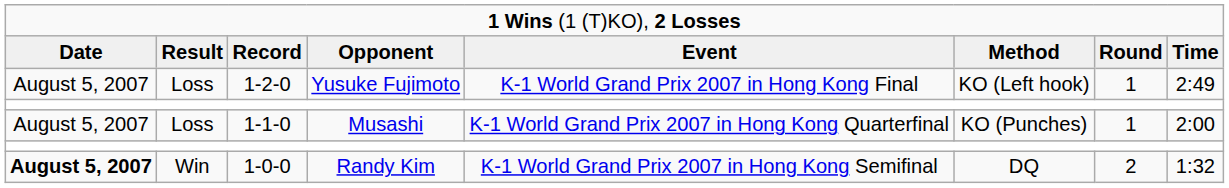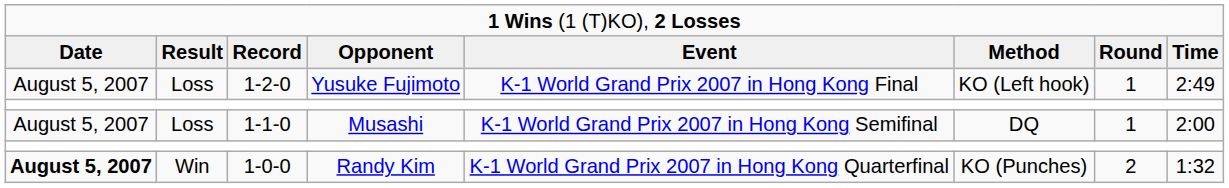(709, 125) K-1 World Grand Prix 2007 in Hong Kong Quarterfinal -> (709, 125) K-1 World Grand Prix 2007 in Hong Kong Semifinal
(1024, 125) KO (Punches) -> (1024, 125) DQ
(709, 167) K-1 World Grand Prix 2007 in Hong Kong Semifinal -> (709, 167) K-1 World Grand Prix 2007 in Hong Kong Quarterfinal
(1024, 167) DQ -> (1024, 167) KO (Punches)
